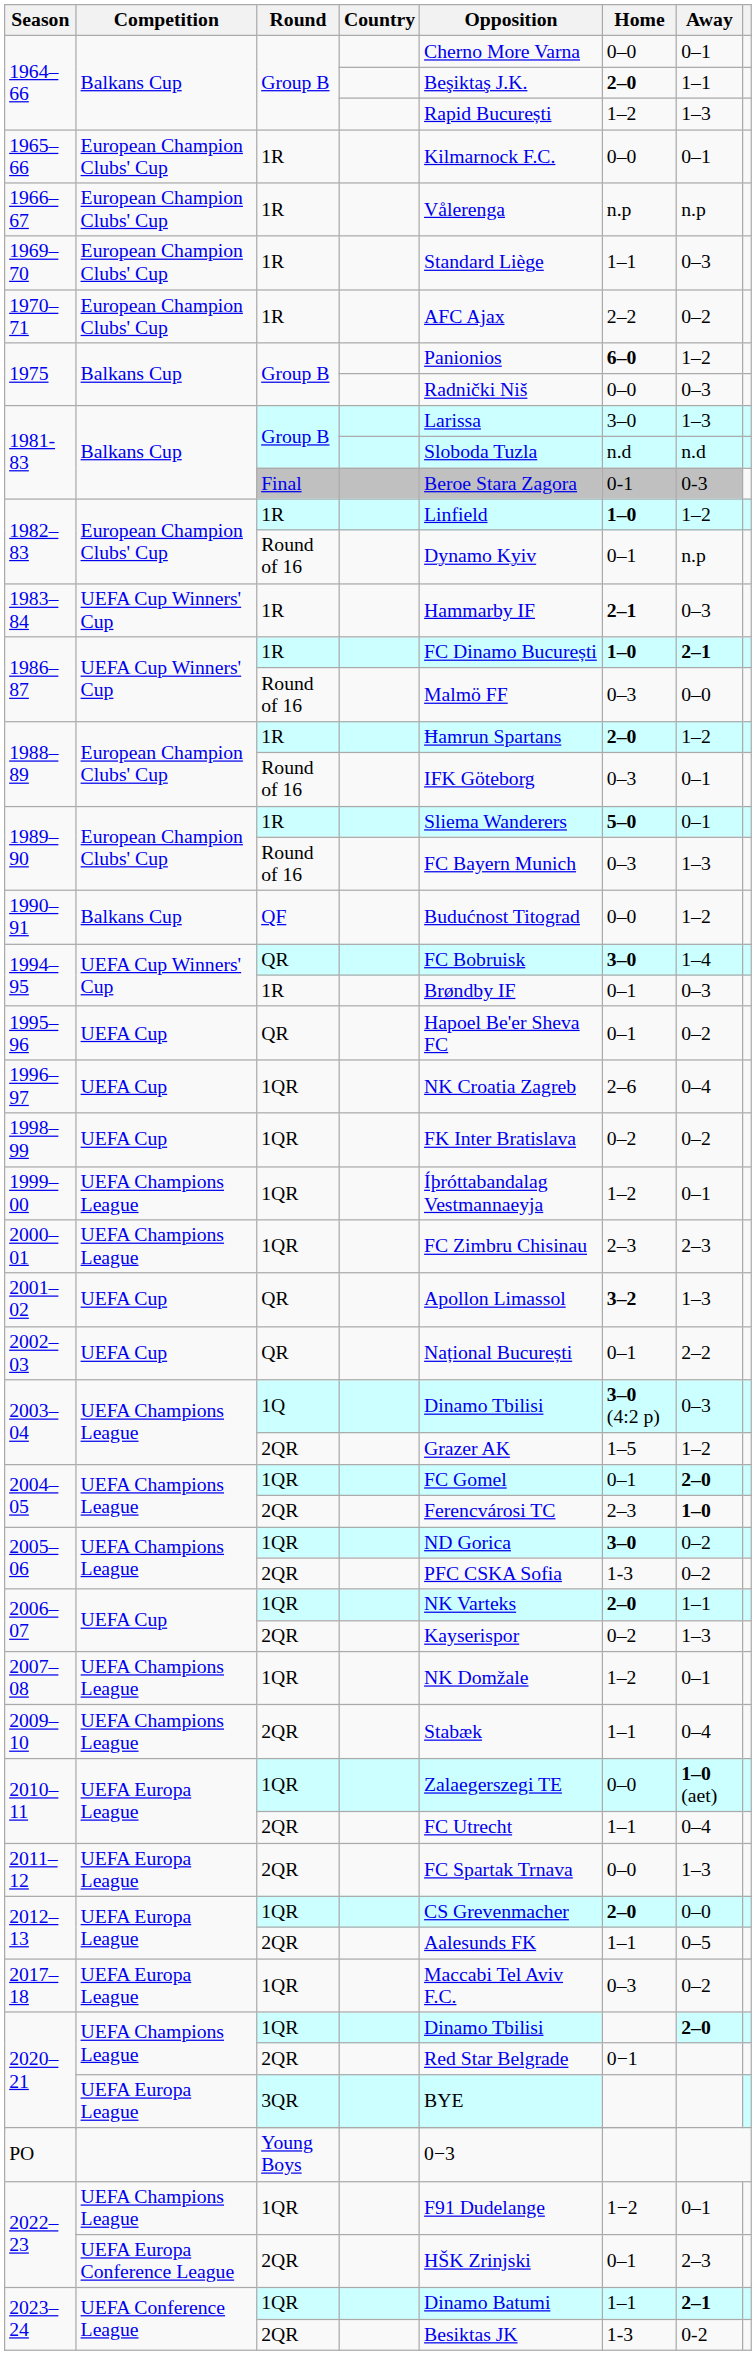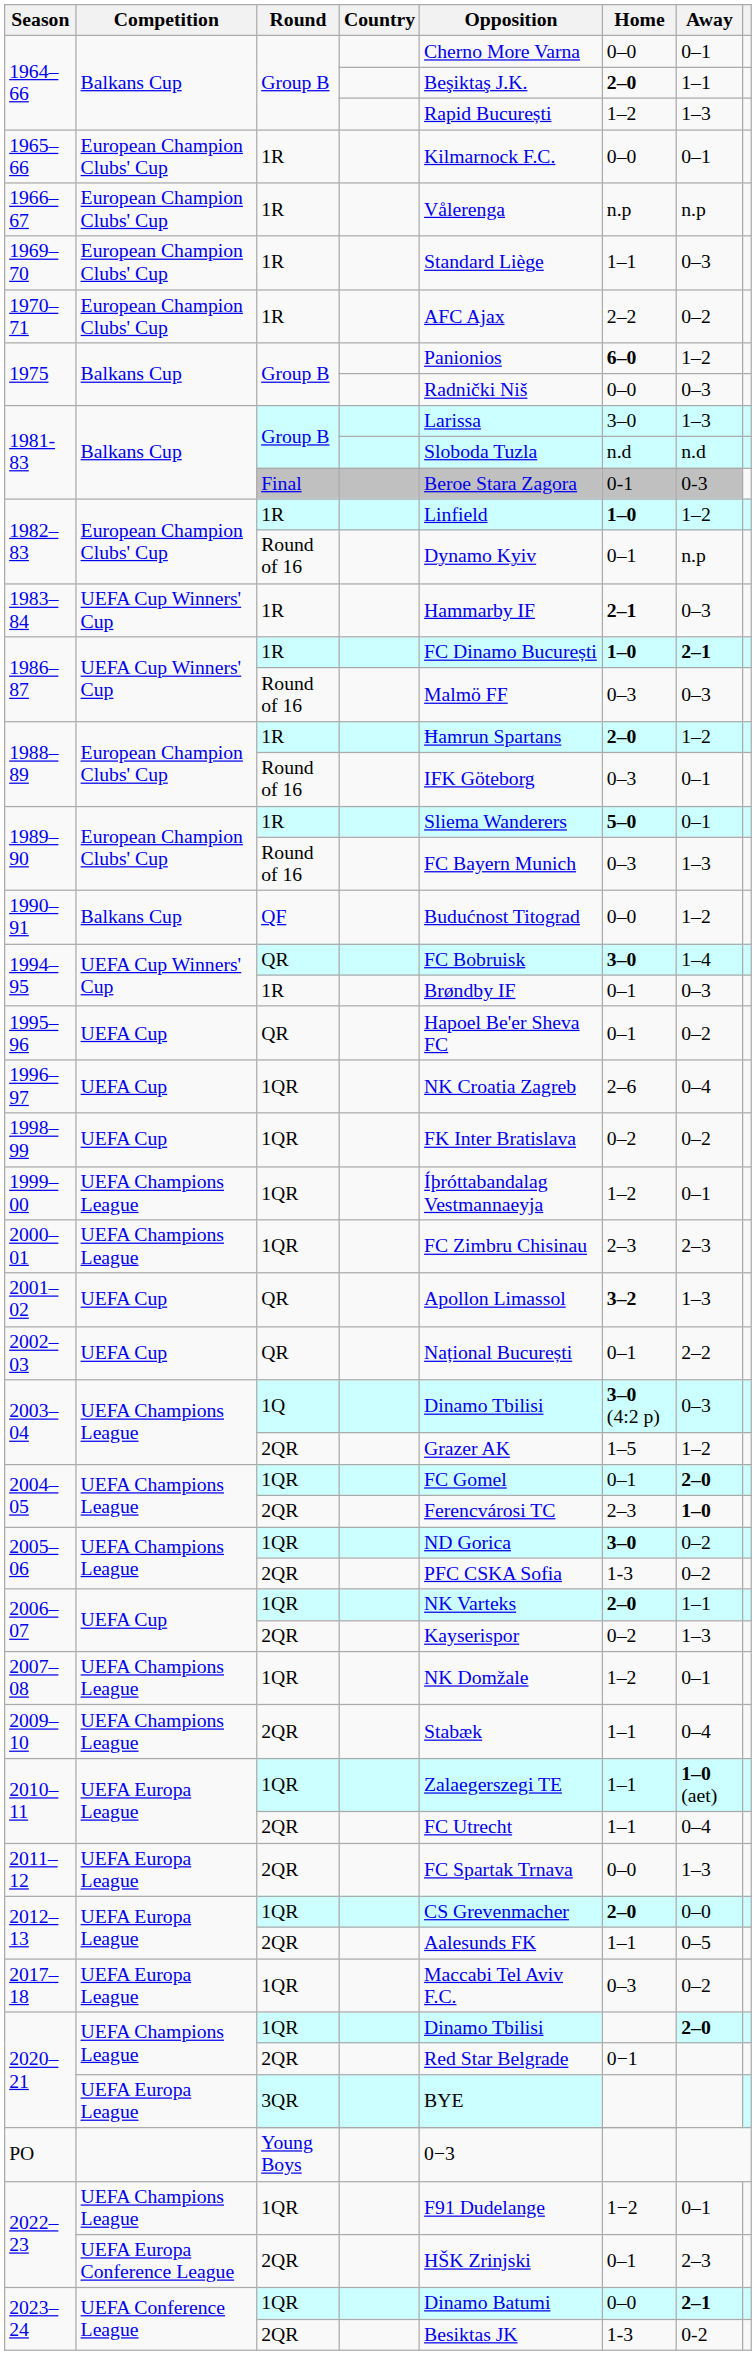(696, 694) 0–0 -> (696, 694) 0–3
(622, 1784) 0–0 -> (622, 1784) 1–1
(622, 2303) 1–1 -> (622, 2303) 0–0
